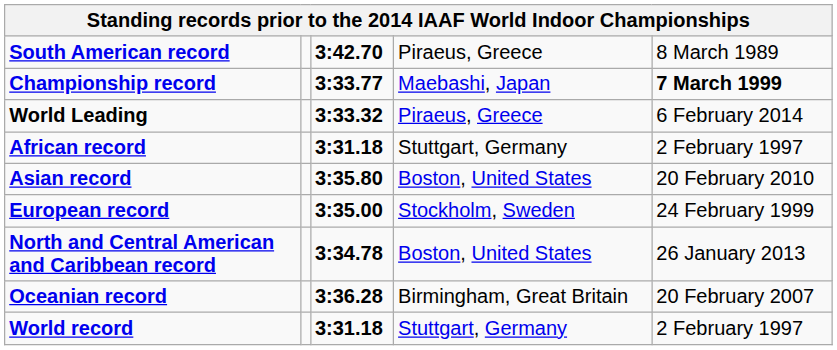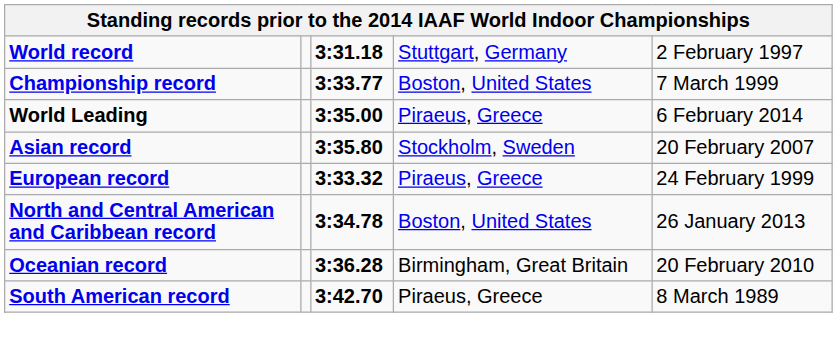rows swapped: (71, 328) <-> (119, 52)
(474, 83) Maebashi, Japan -> (495, 83) Boston, United States
(719, 83) bold -> (717, 83) normal
(349, 115) 3:33.32 -> (349, 115) 3:35.00
- row: (78, 147)
(495, 178) Boston, United States -> (486, 147) Stockholm, Sweden
(735, 178) 20 February 2010 -> (735, 147) 20 February 2007
(349, 210) 3:35.00 -> (349, 178) 3:33.32
(486, 210) Stockholm, Sweden -> (470, 178) Piraeus, Greece
(735, 296) 20 February 2007 -> (735, 264) 20 February 2010
